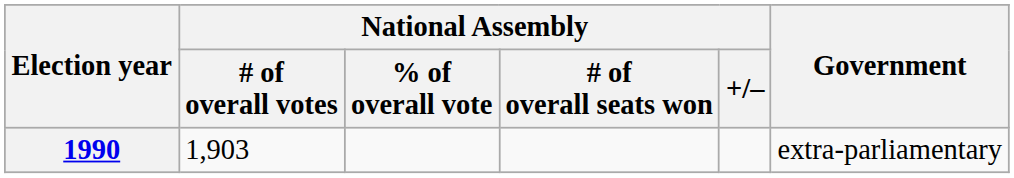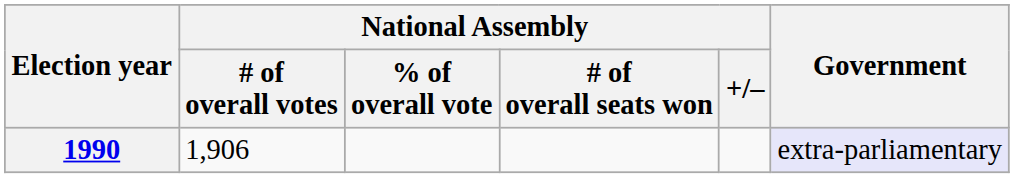(217, 149) 1,903 -> (217, 149) 1,906
(890, 149) no background -> (890, 149) lavender background
